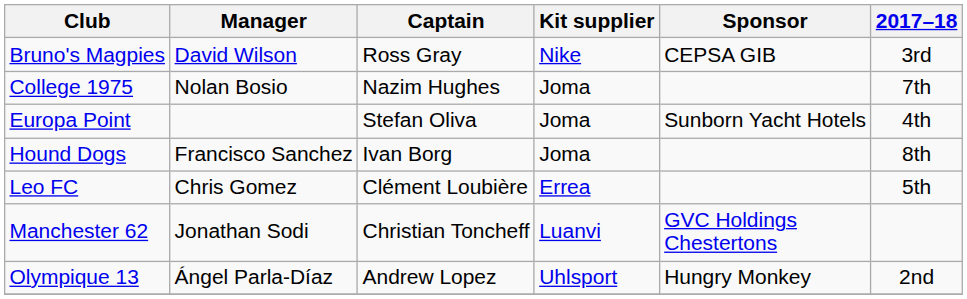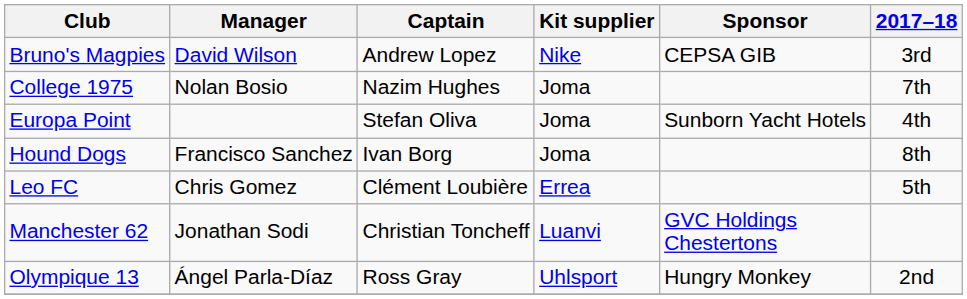(412, 54) Ross Gray -> (430, 54) Andrew Lopez
(430, 277) Andrew Lopez -> (412, 277) Ross Gray
